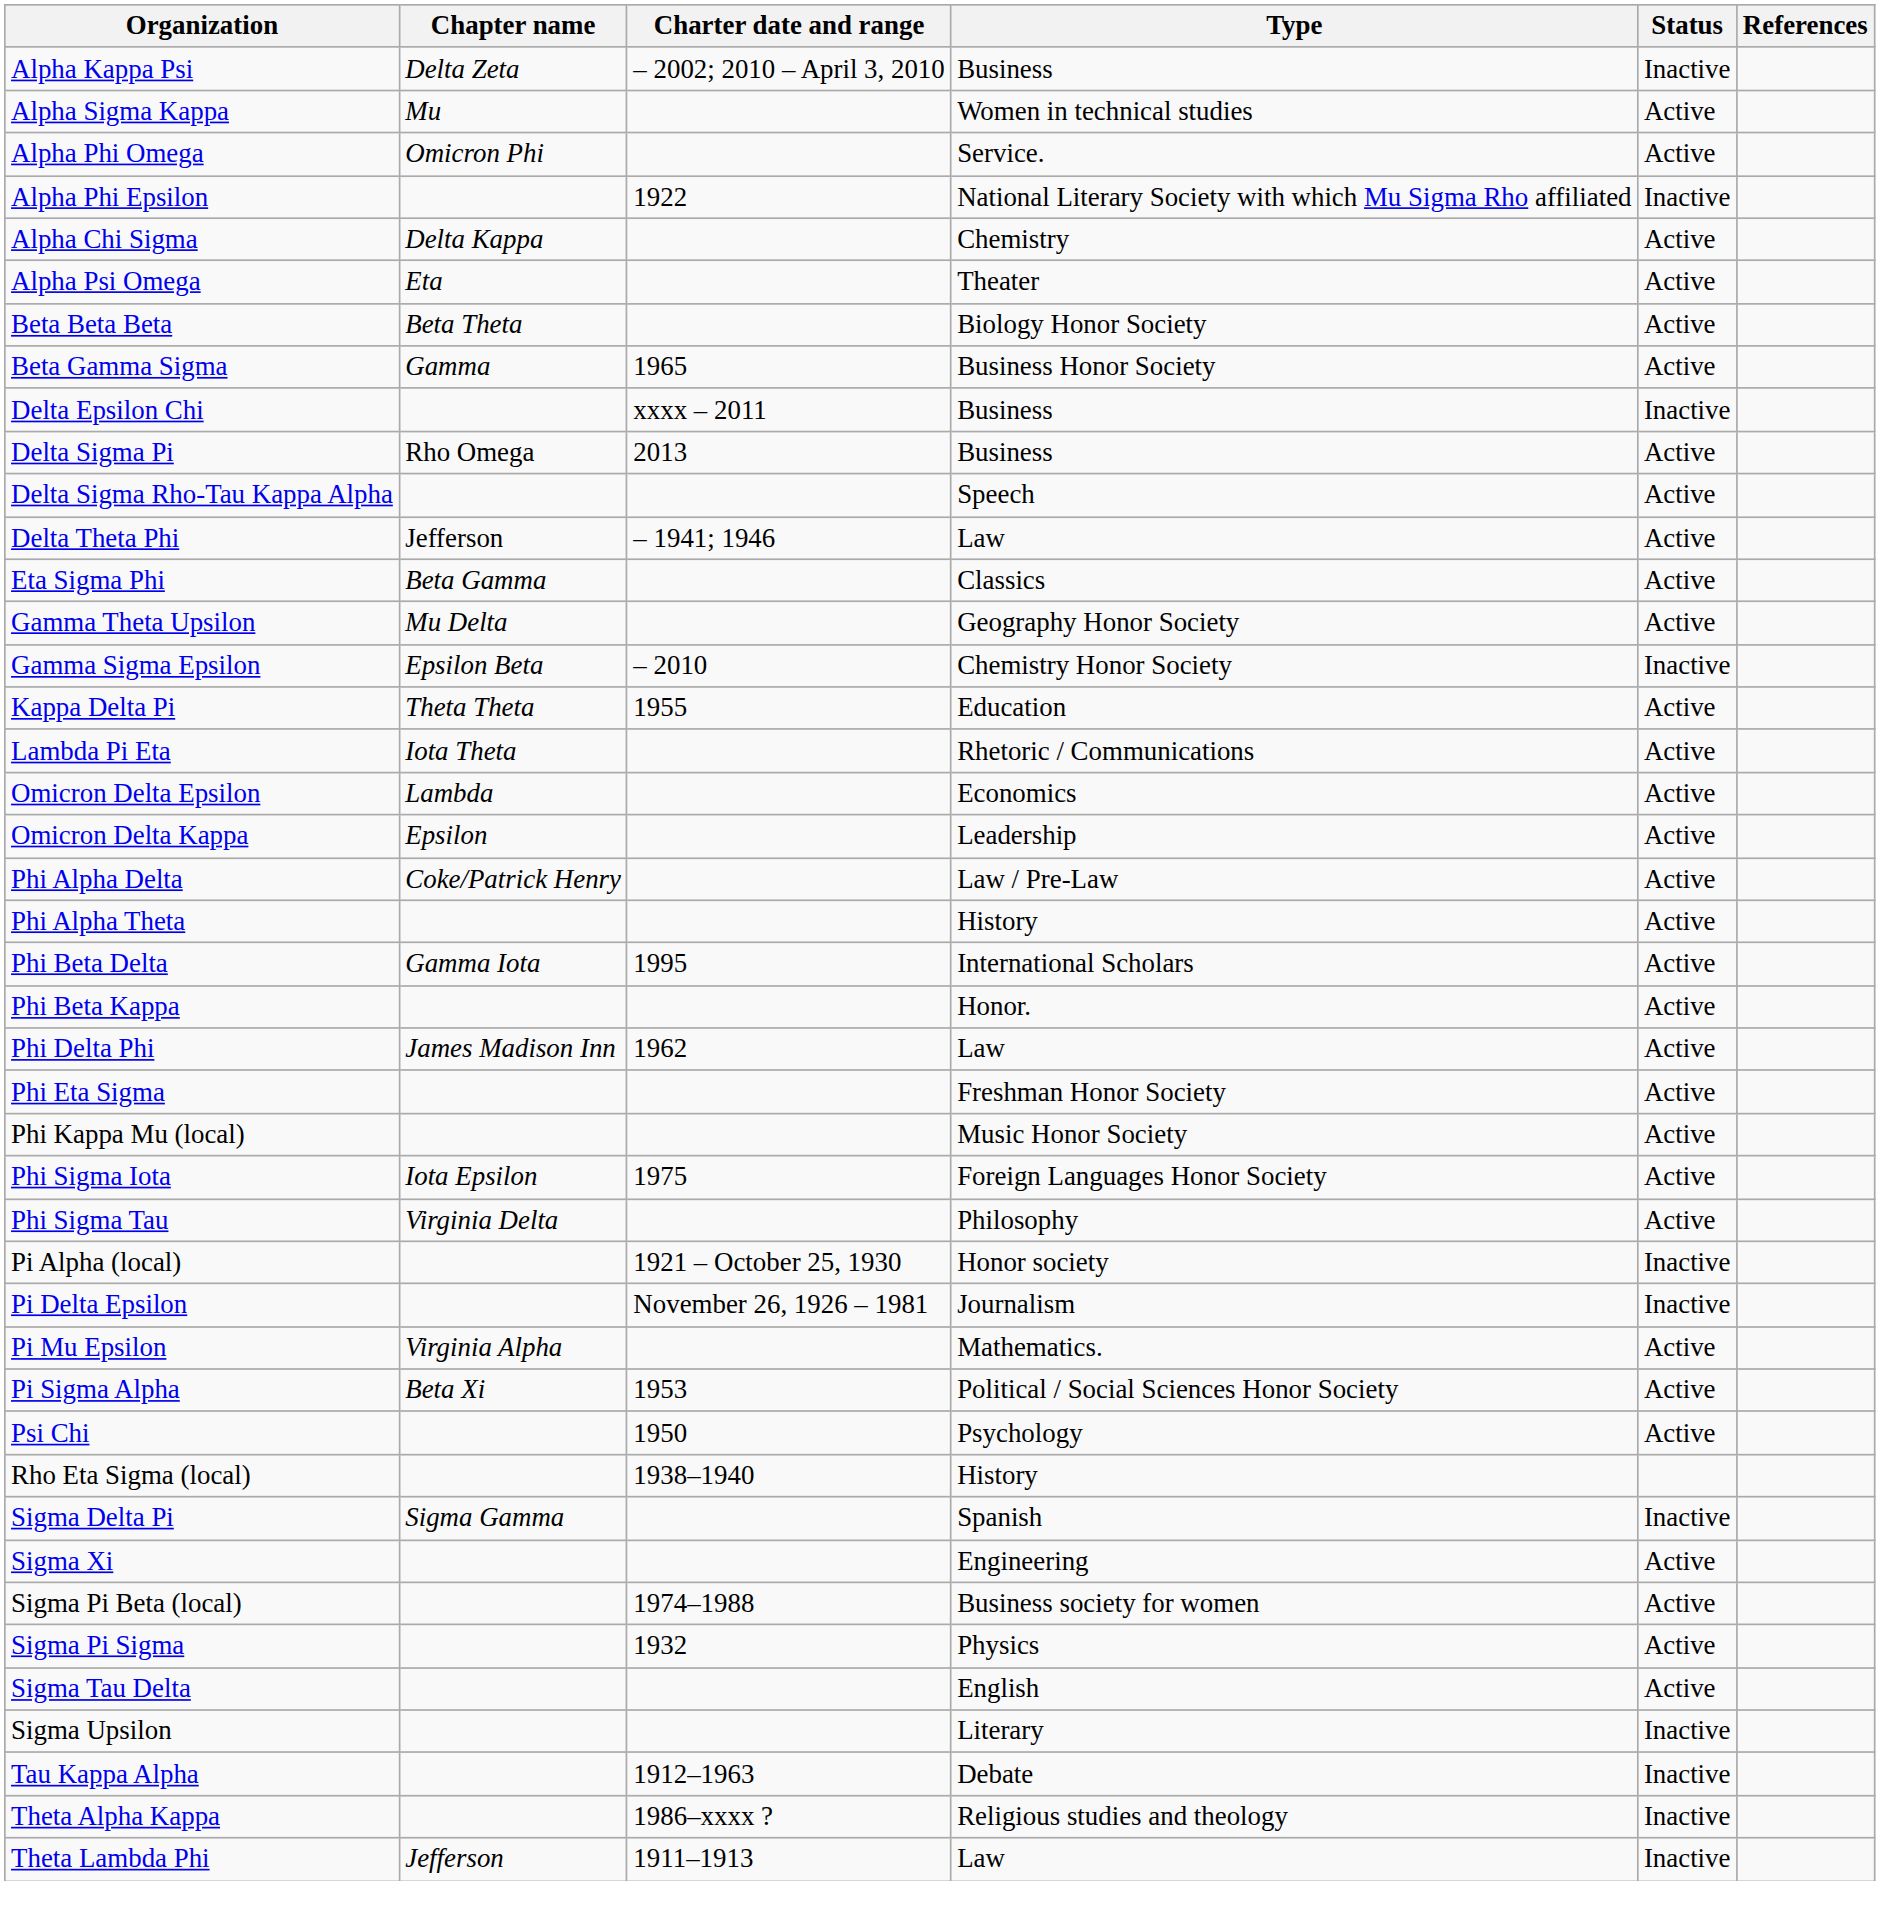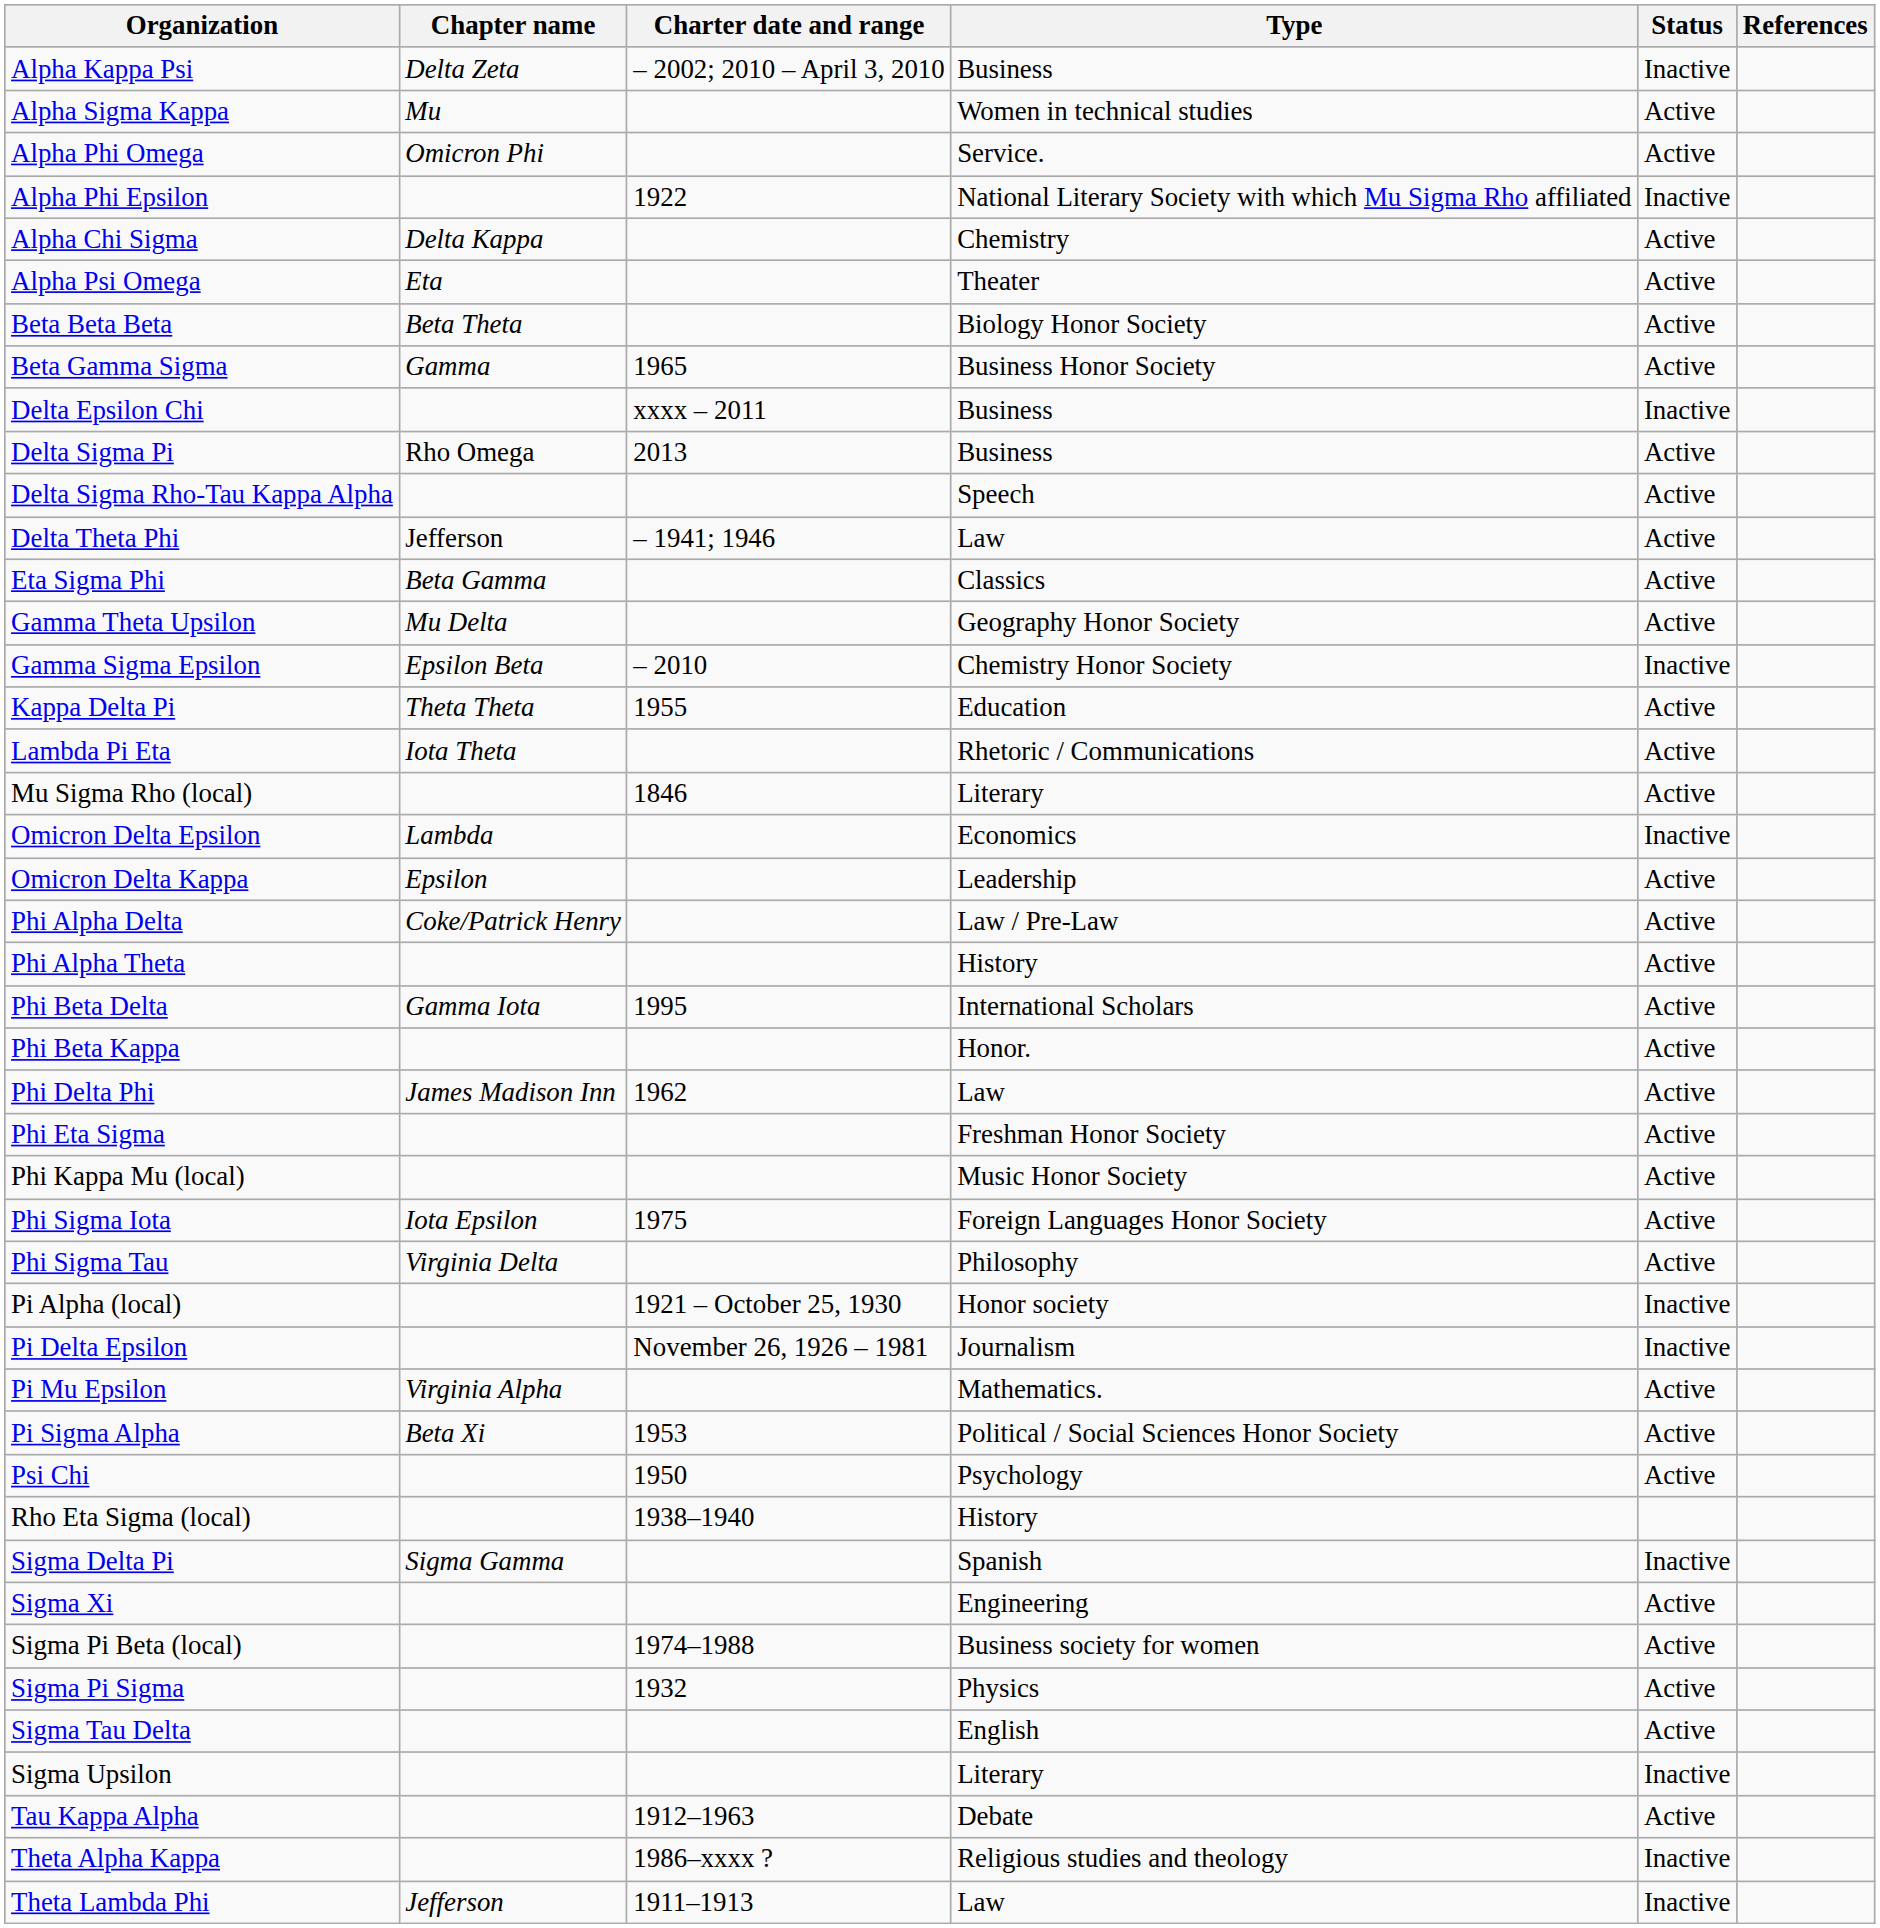+ row: (132, 793)
(1680, 793) Active -> (1687, 835) Inactive
(1687, 1773) Inactive -> (1680, 1816) Active
